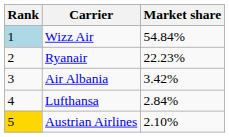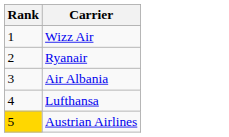- column: (182, 15)
(11, 36) lightblue background -> (11, 36) no background
